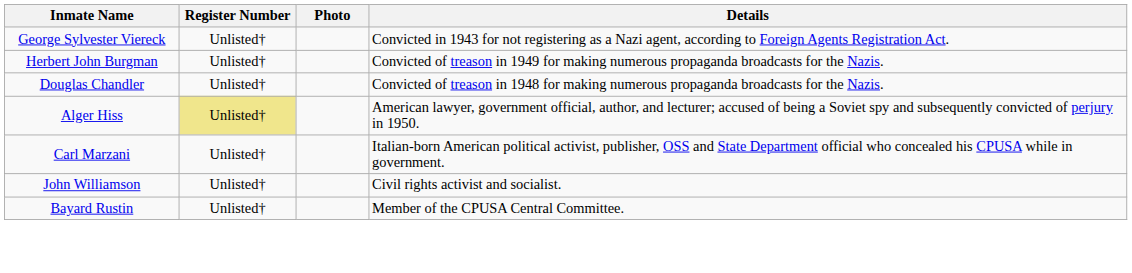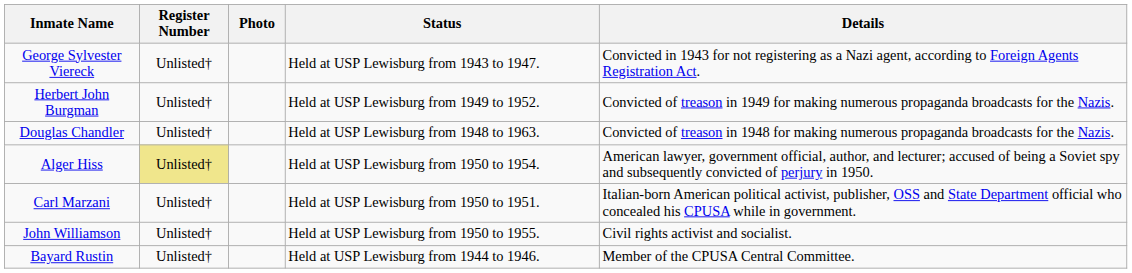+ column: (442, 24)
